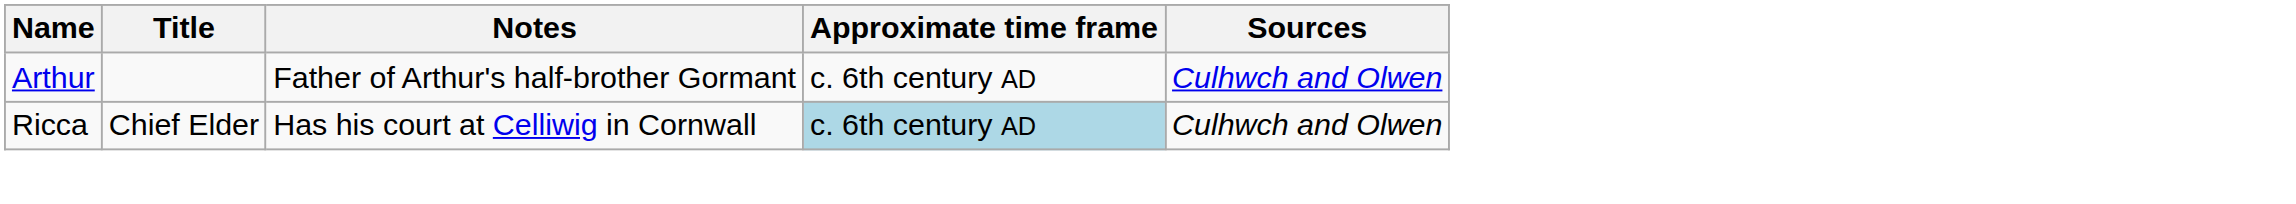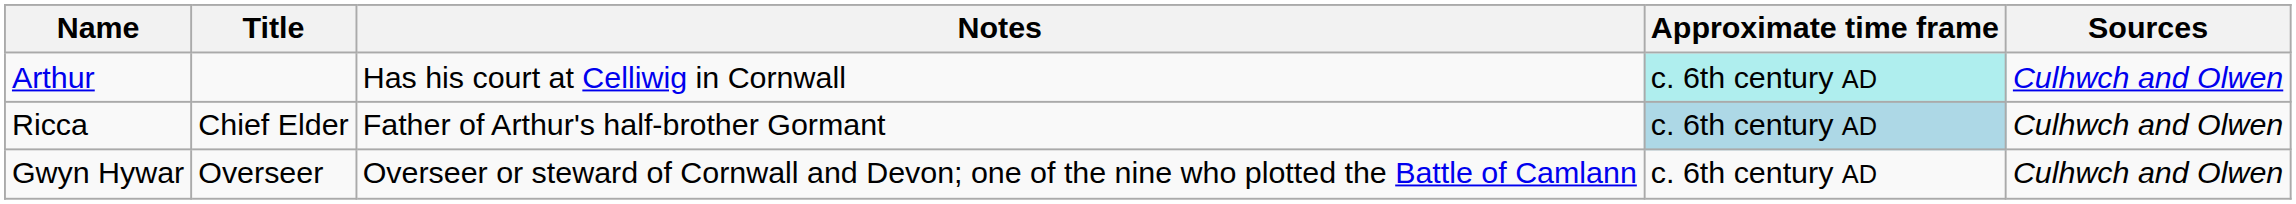(535, 76) Father of Arthur's half-brother Gormant -> (604, 76) Has his court at Celliwig in Cornwall
(923, 76) no background -> (1764, 76) paleturquoise background
(515, 125) Has his court at Celliwig in Cornwall -> (624, 125) Father of Arthur's half-brother Gormant
+ row: (98, 173)
